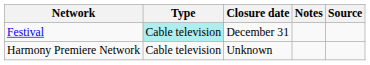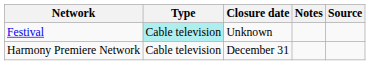(258, 32) December 31 -> (249, 32) Unknown
(249, 50) Unknown -> (258, 50) December 31
